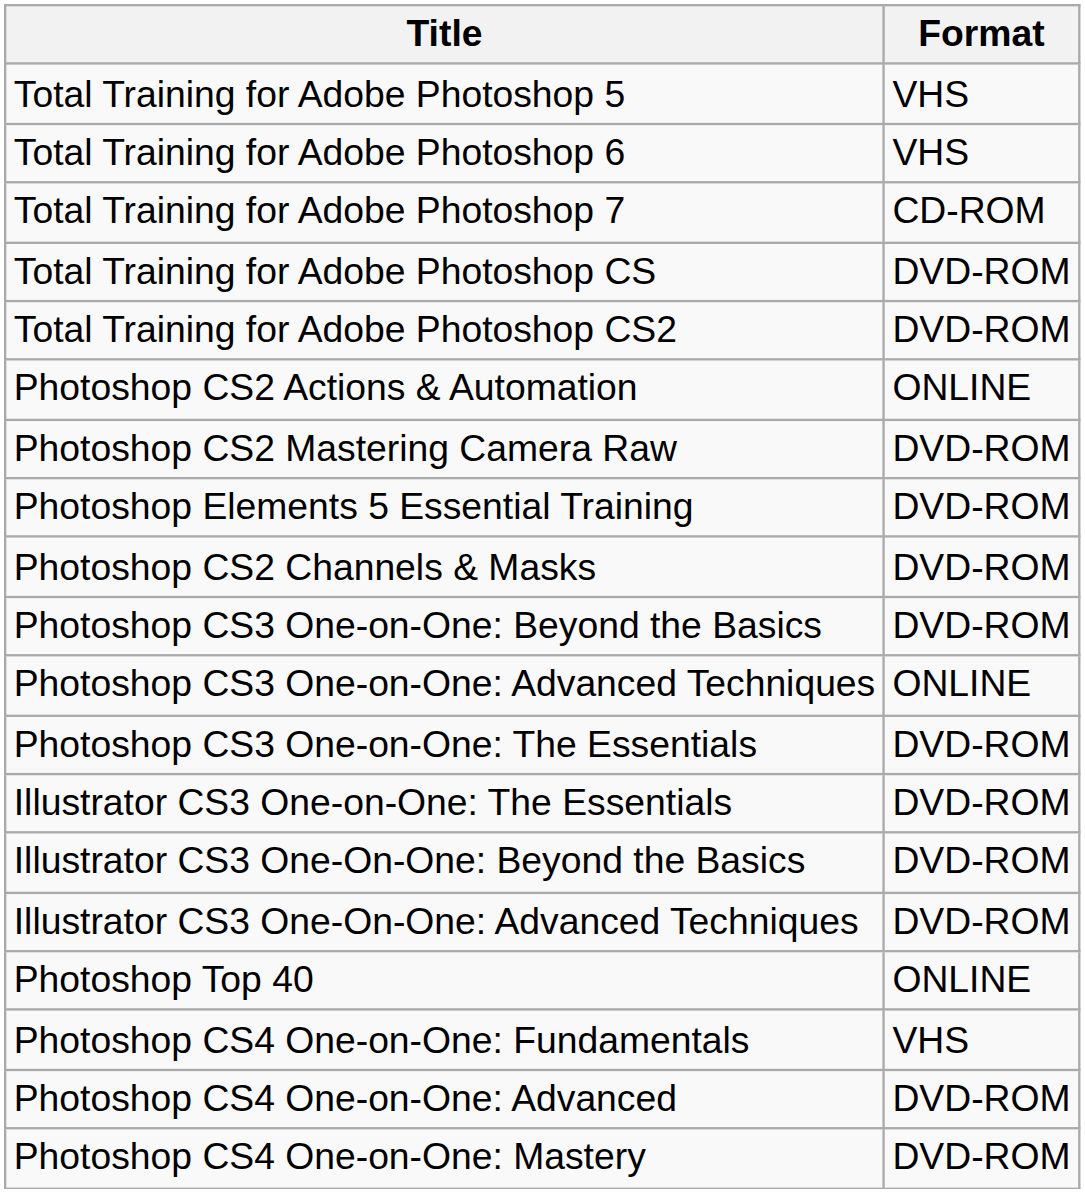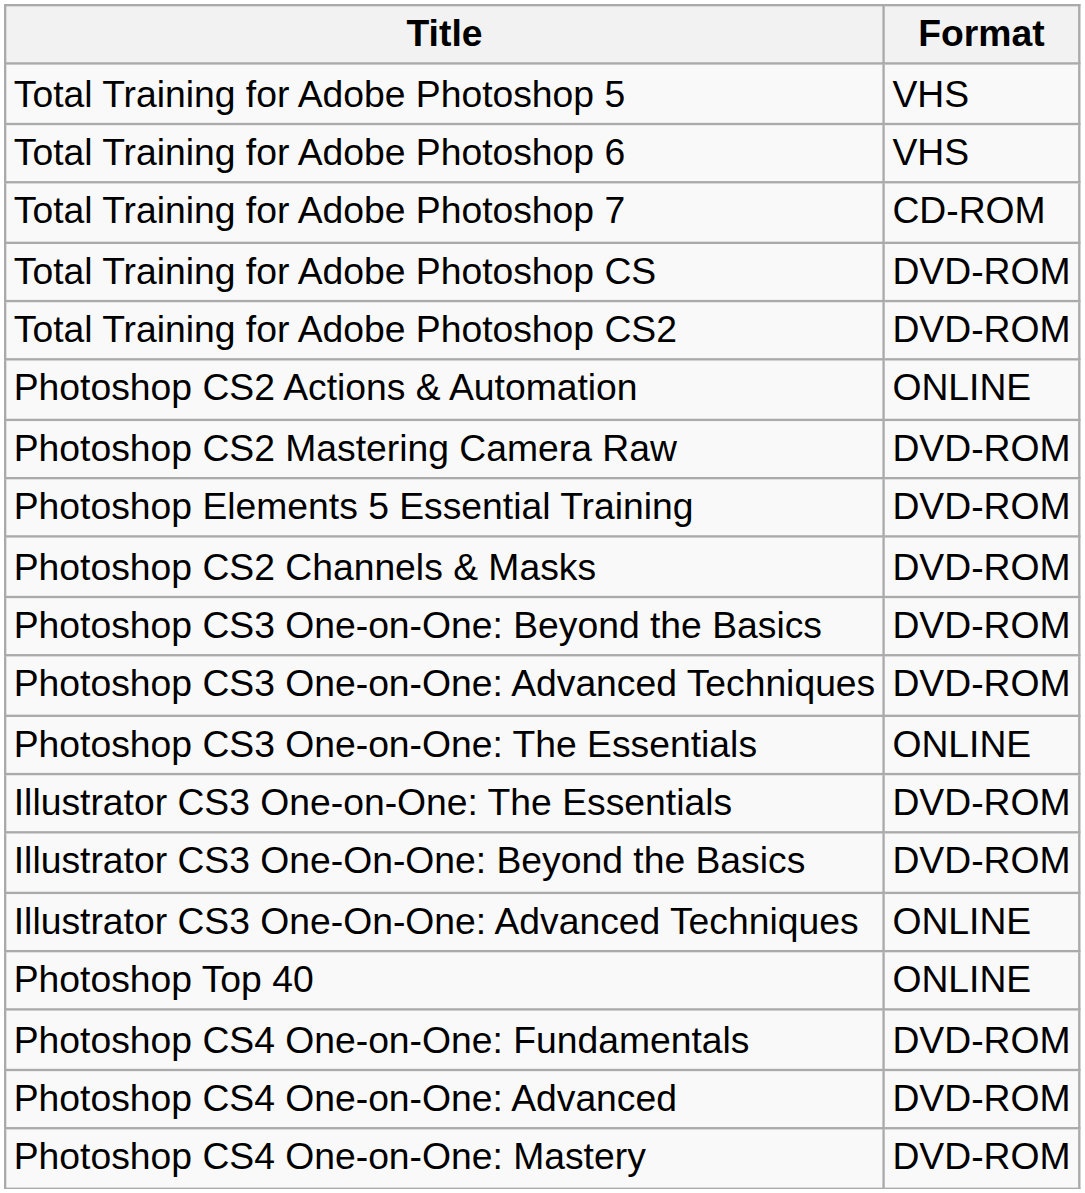(962, 684) ONLINE -> (981, 684) DVD-ROM
(981, 743) DVD-ROM -> (962, 743) ONLINE
(981, 920) DVD-ROM -> (962, 920) ONLINE
(931, 1039) VHS -> (981, 1039) DVD-ROM
